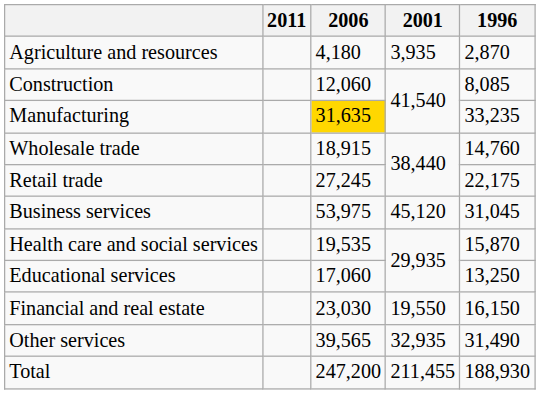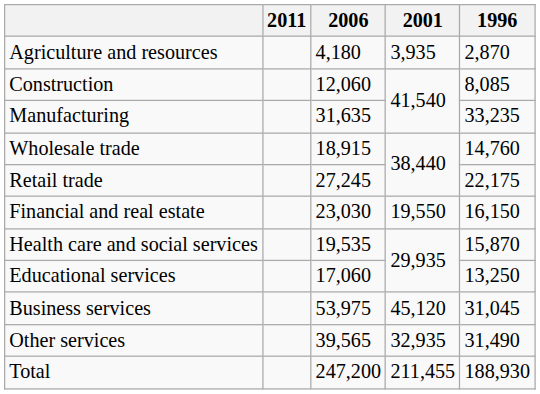(343, 116) gold background -> (343, 116) no background
rows swapped: (107, 308) <-> (80, 212)
